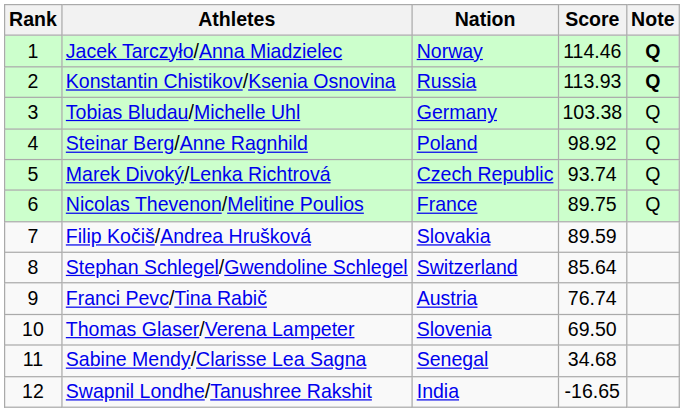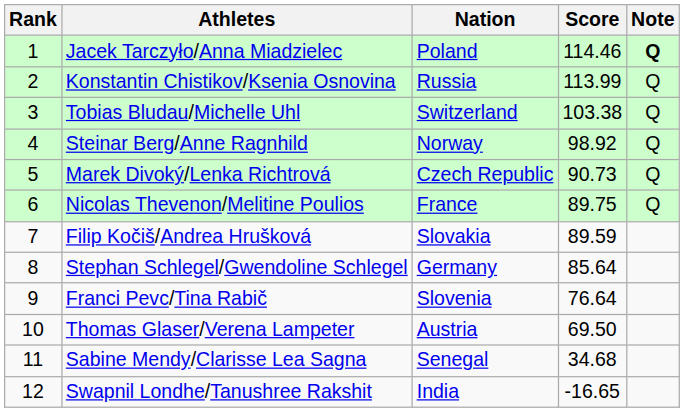(450, 50) Norway -> (447, 50) Poland
(592, 81) 113.93 -> (592, 81) 113.99
(653, 81) bold -> (653, 81) normal
(457, 112) Germany -> (467, 112) Switzerland
(447, 143) Poland -> (450, 143) Norway
(592, 174) 93.74 -> (592, 174) 90.73
(467, 267) Switzerland -> (457, 267) Germany
(447, 298) Austria -> (454, 298) Slovenia
(592, 298) 76.74 -> (592, 298) 76.64
(454, 329) Slovenia -> (447, 329) Austria
